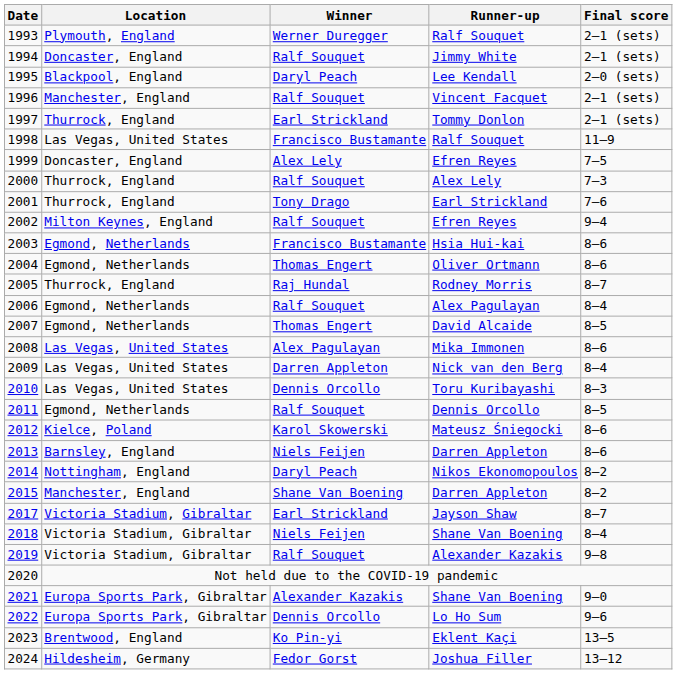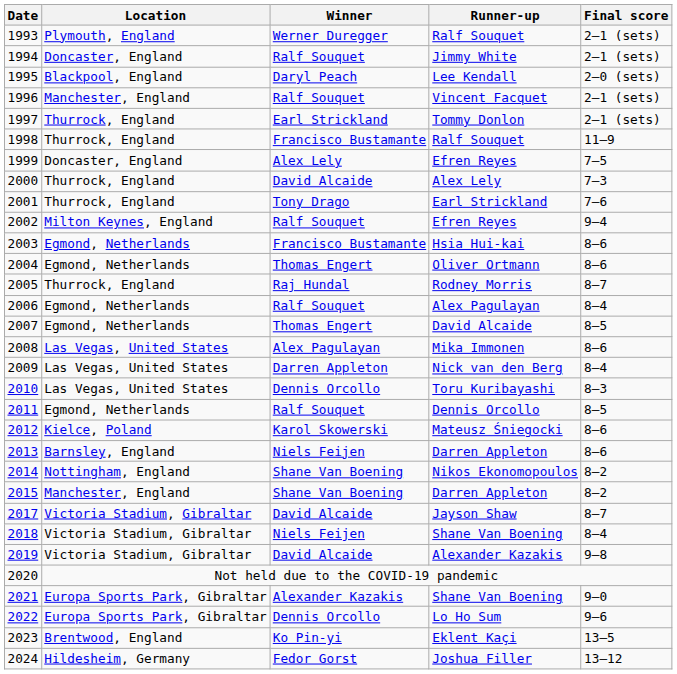(136, 139) Las Vegas, United States -> (109, 139) Thurrock, England
(319, 181) Ralf Souquet -> (323, 181) David Alcaide
(315, 472) Daryl Peach -> (338, 472) Shane Van Boening
(330, 513) Earl Strickland -> (323, 513) David Alcaide
(319, 555) Ralf Souquet -> (323, 555) David Alcaide
